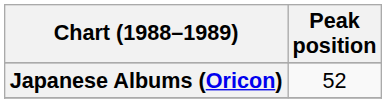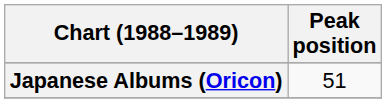(334, 80) 52 -> (334, 80) 51
